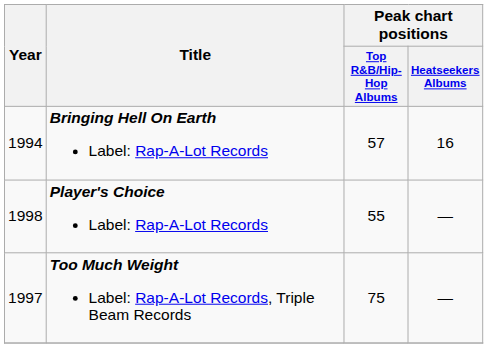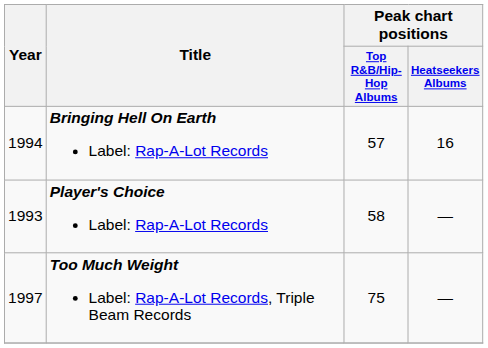(25, 216) 1998 -> (25, 216) 1993
(376, 216) 55 -> (376, 216) 58
